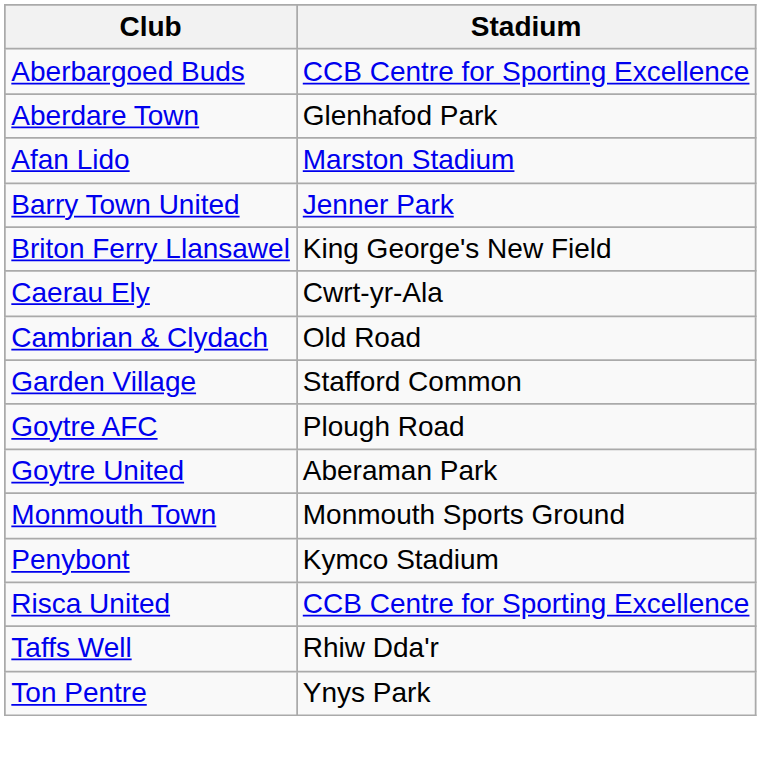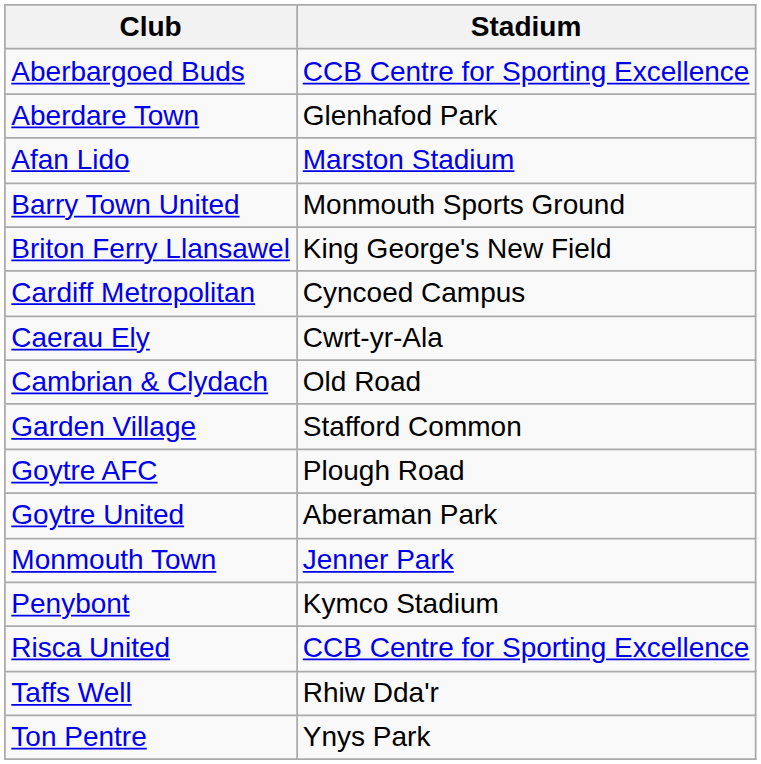(378, 204) Jenner Park -> (464, 204) Monmouth Sports Ground
+ row: (133, 293)
(464, 515) Monmouth Sports Ground -> (378, 559) Jenner Park
